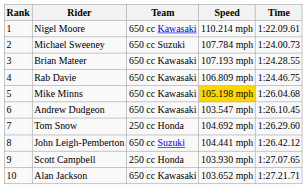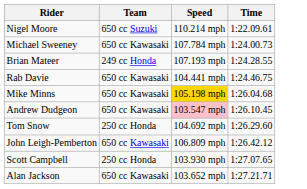- column: (18, 12)
(163, 29) 650 cc Kawasaki -> (129, 29) 650 cc Suzuki
(157, 45) 650 cc Suzuki -> (135, 45) 650 cc Kawasaki
(163, 61) 650 cc Kawasaki -> (129, 61) 249 cc Honda
(227, 77) 106.809 mph -> (200, 77) 104.441 mph
(227, 110) no background -> (200, 110) pink background
(157, 143) 650 cc Suzuki -> (135, 143) 650 cc Kawasaki
(227, 143) 104.441 mph -> (200, 143) 106.809 mph
